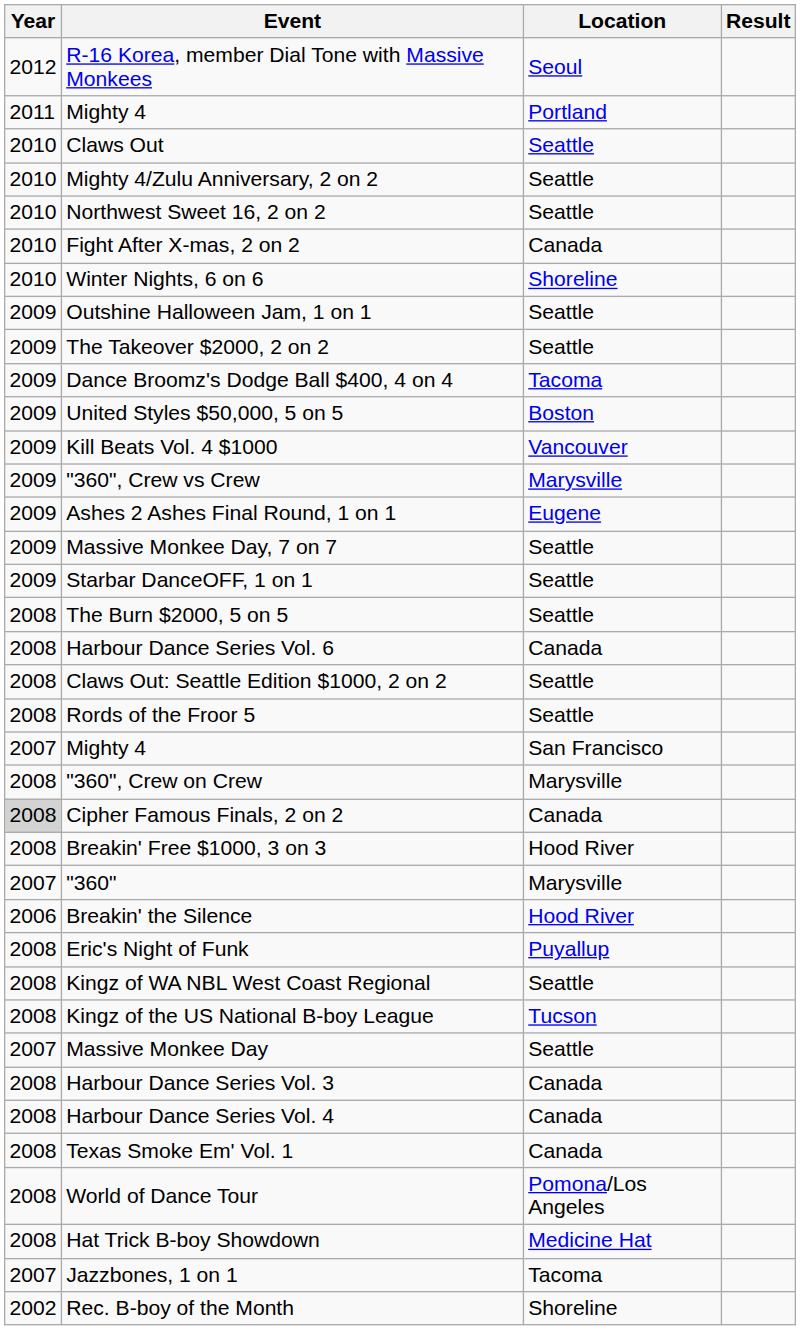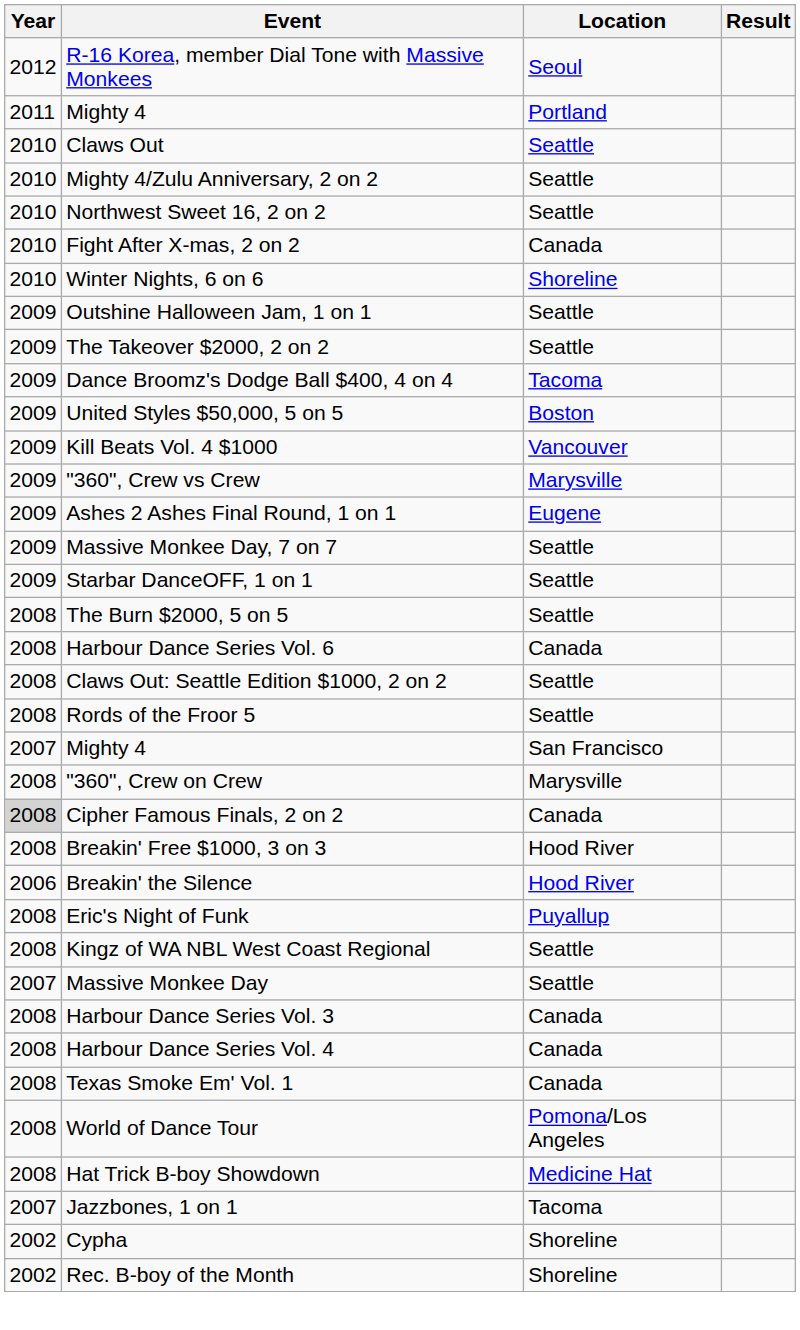- row: (91, 882)
- row: (250, 1016)
+ row: (97, 1241)
